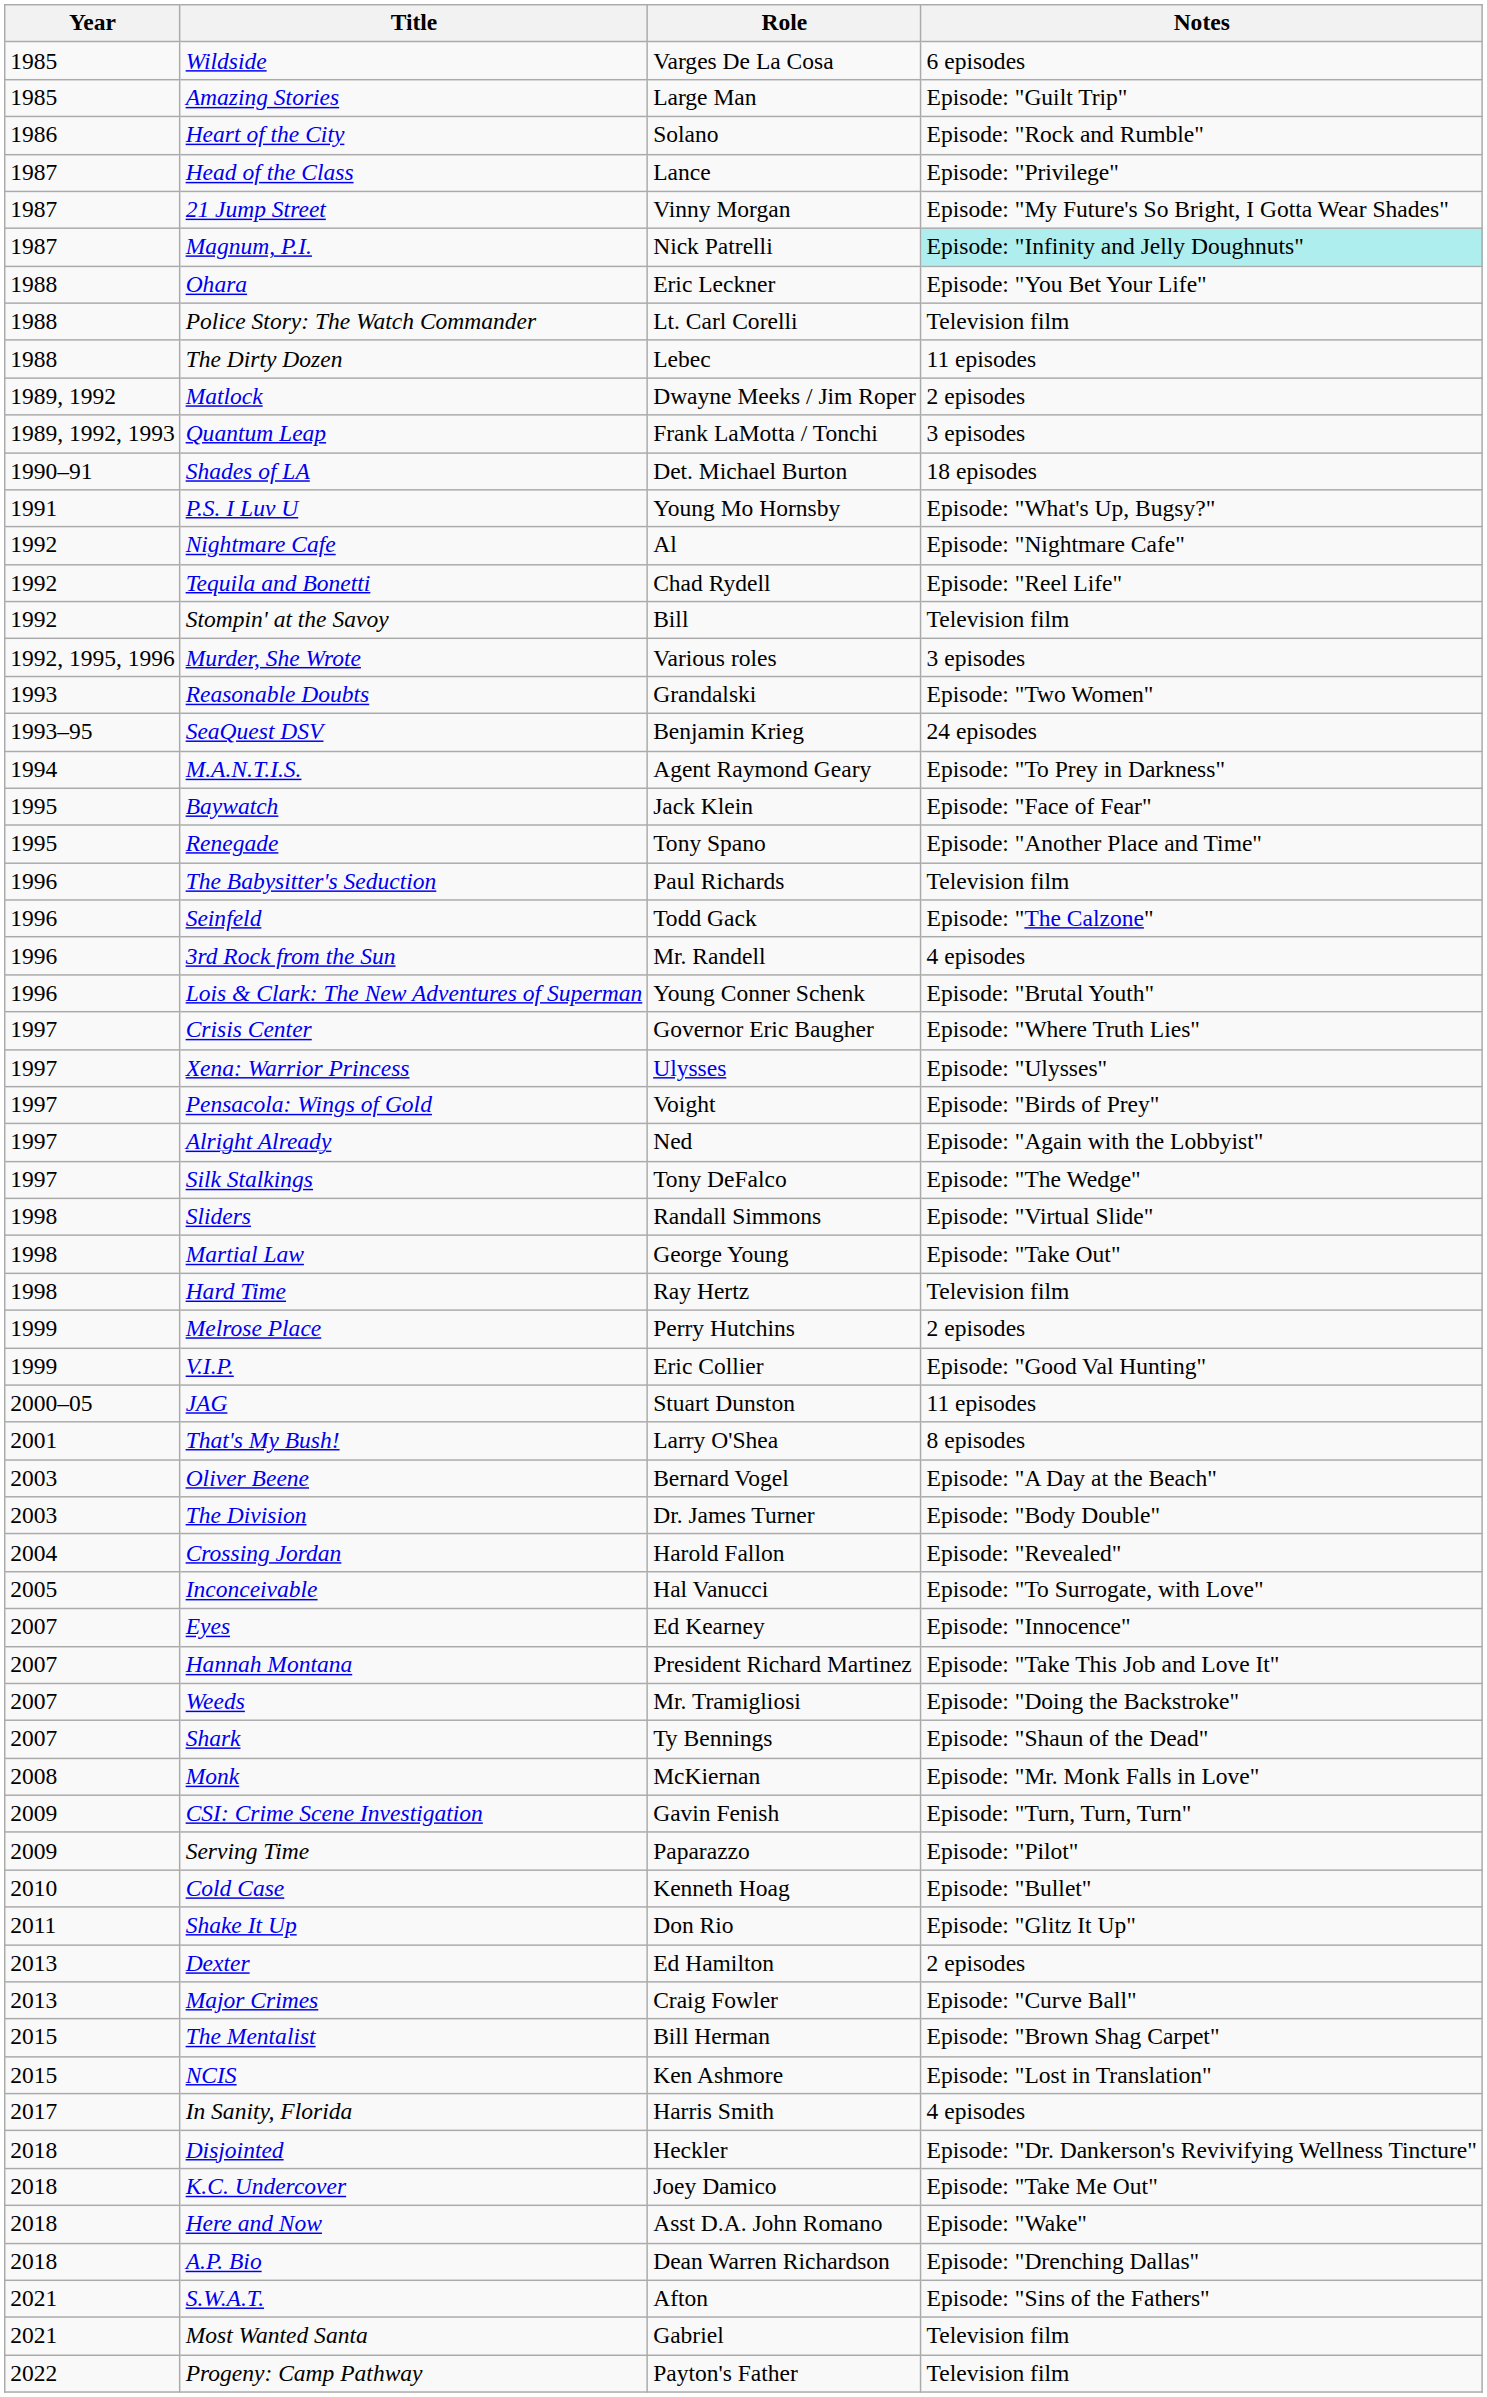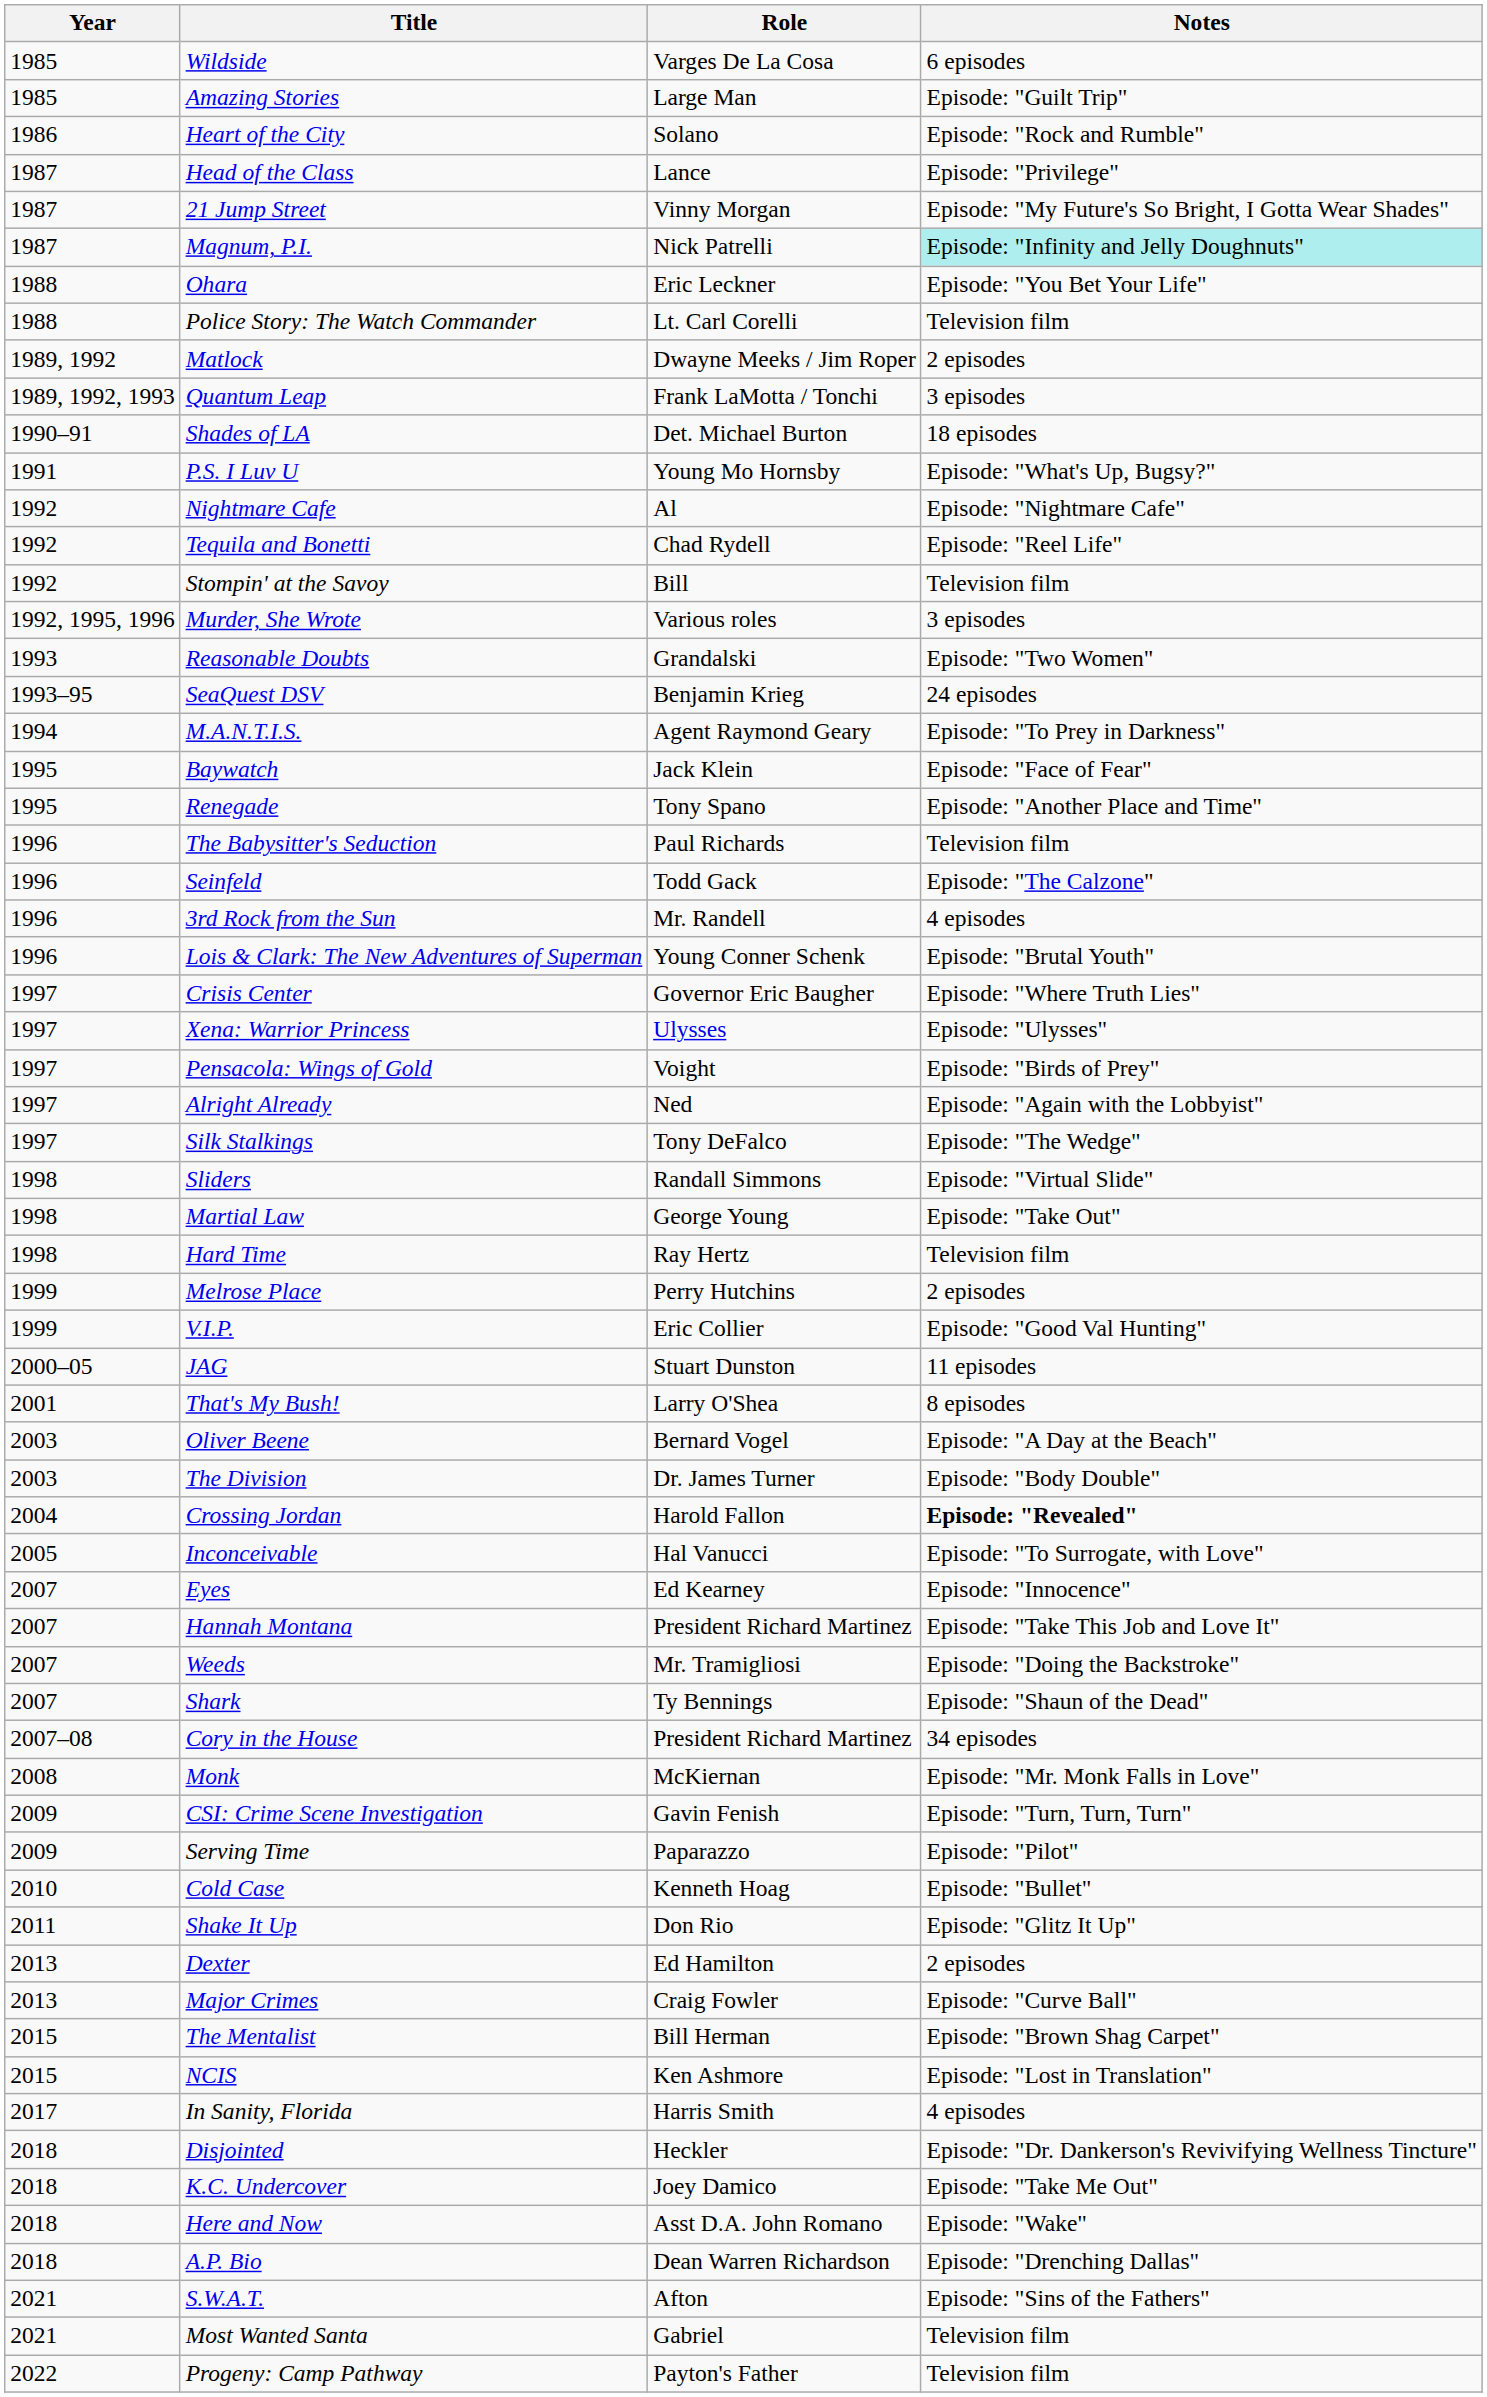- row: (264, 358)
(1024, 1552) normal -> (1032, 1515) bold
+ row: (272, 1739)
